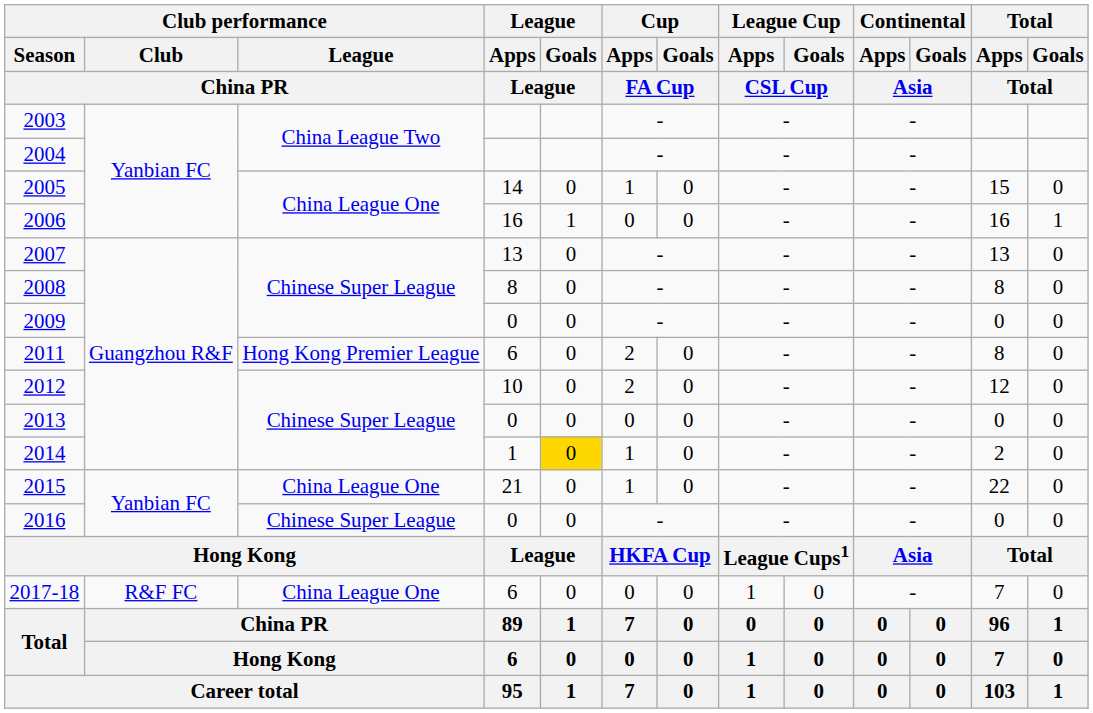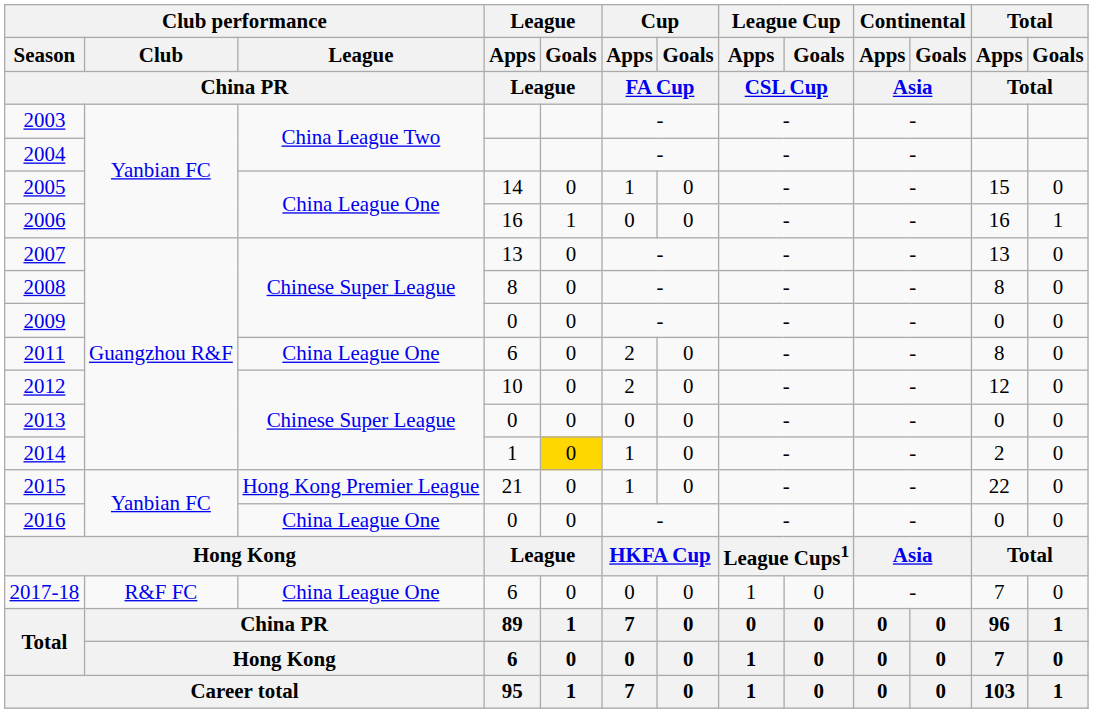(361, 353) Hong Kong Premier League -> (361, 353) China League One
(361, 486) China League One -> (361, 486) Hong Kong Premier League
(361, 519) Chinese Super League -> (361, 519) China League One
